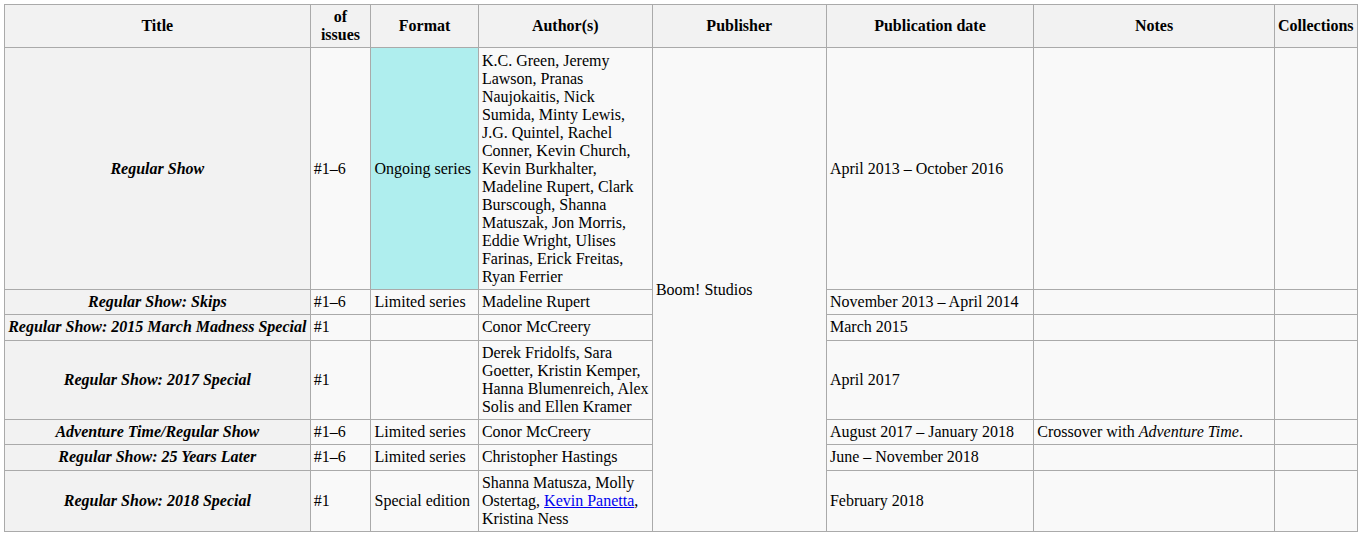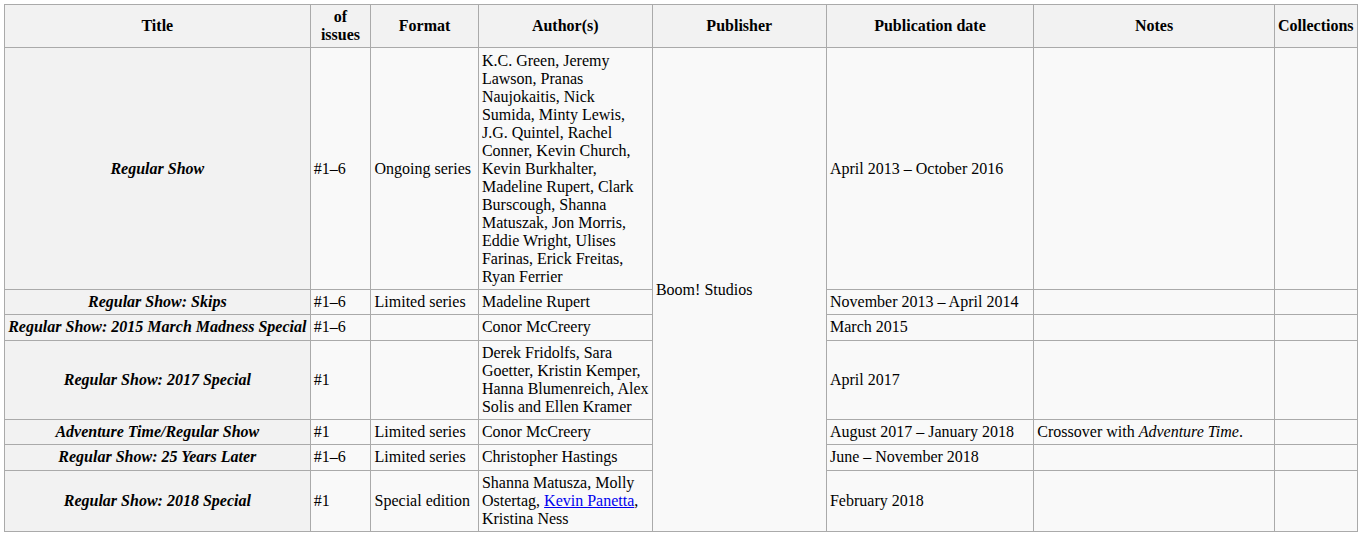(423, 168) paleturquoise background -> (423, 168) no background
(322, 327) #1 -> (330, 327) #1–6
(330, 432) #1–6 -> (322, 432) #1
